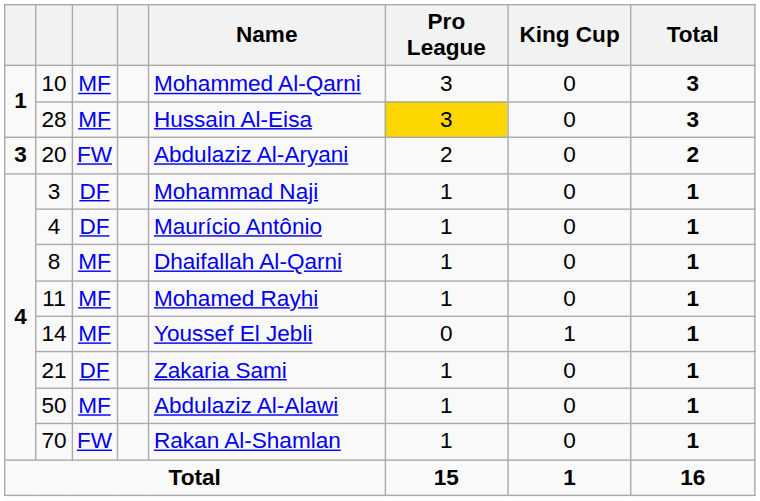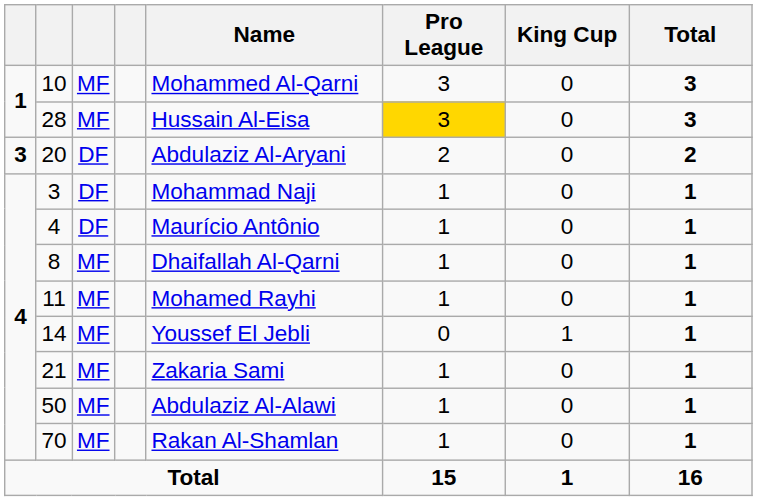(94, 155) FW -> (93, 155) DF
(94, 369) DF -> (93, 369) MF
(94, 441) FW -> (93, 441) MF
